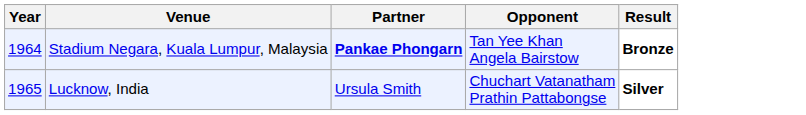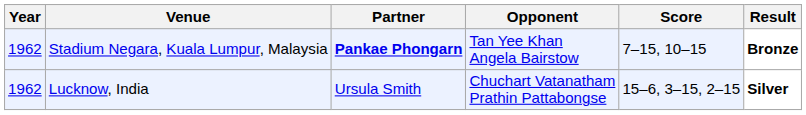+ column: (681, 17)
(25, 49) 1964 -> (25, 49) 1962
(25, 90) 1965 -> (25, 90) 1962
